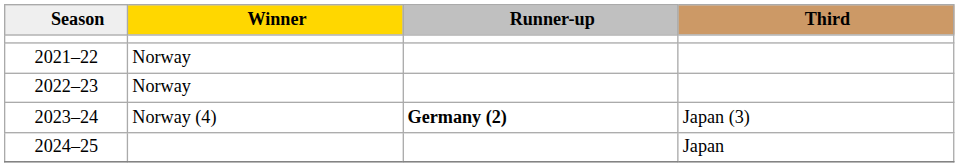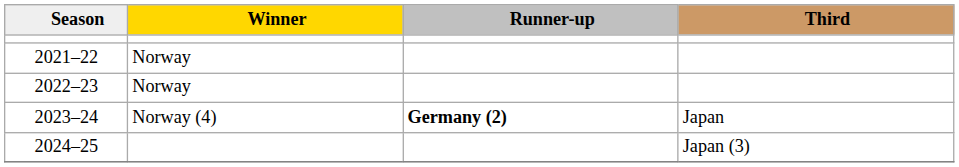(716, 116) Japan (3) -> (703, 116) Japan
(703, 146) Japan -> (716, 146) Japan (3)
